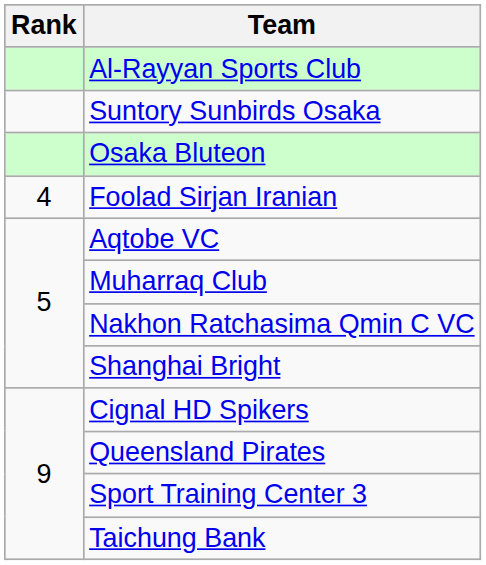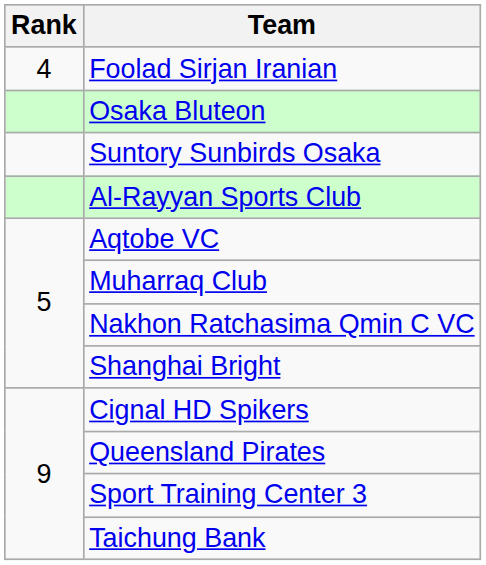rows swapped: (225, 68) <-> (213, 196)
rows swapped: (177, 153) <-> (235, 111)
